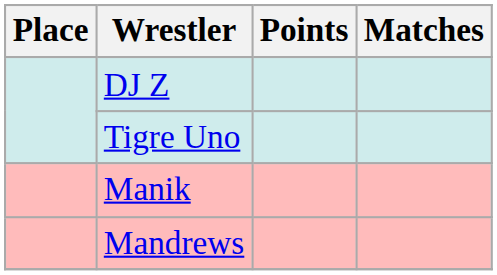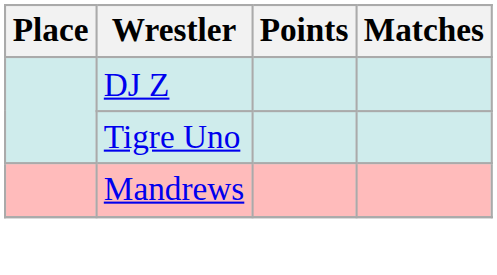- row: (147, 189)
